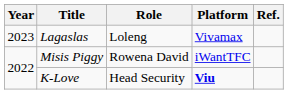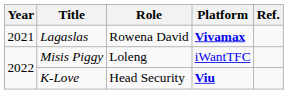(21, 36) 2023 -> (21, 36) 2021
(128, 36) Loleng -> (149, 36) Rowena David
(219, 36) normal -> (220, 36) bold
(149, 57) Rowena David -> (128, 57) Loleng
